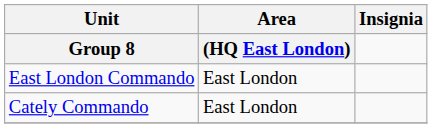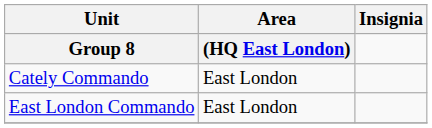rows swapped: (79, 107) <-> (102, 78)
